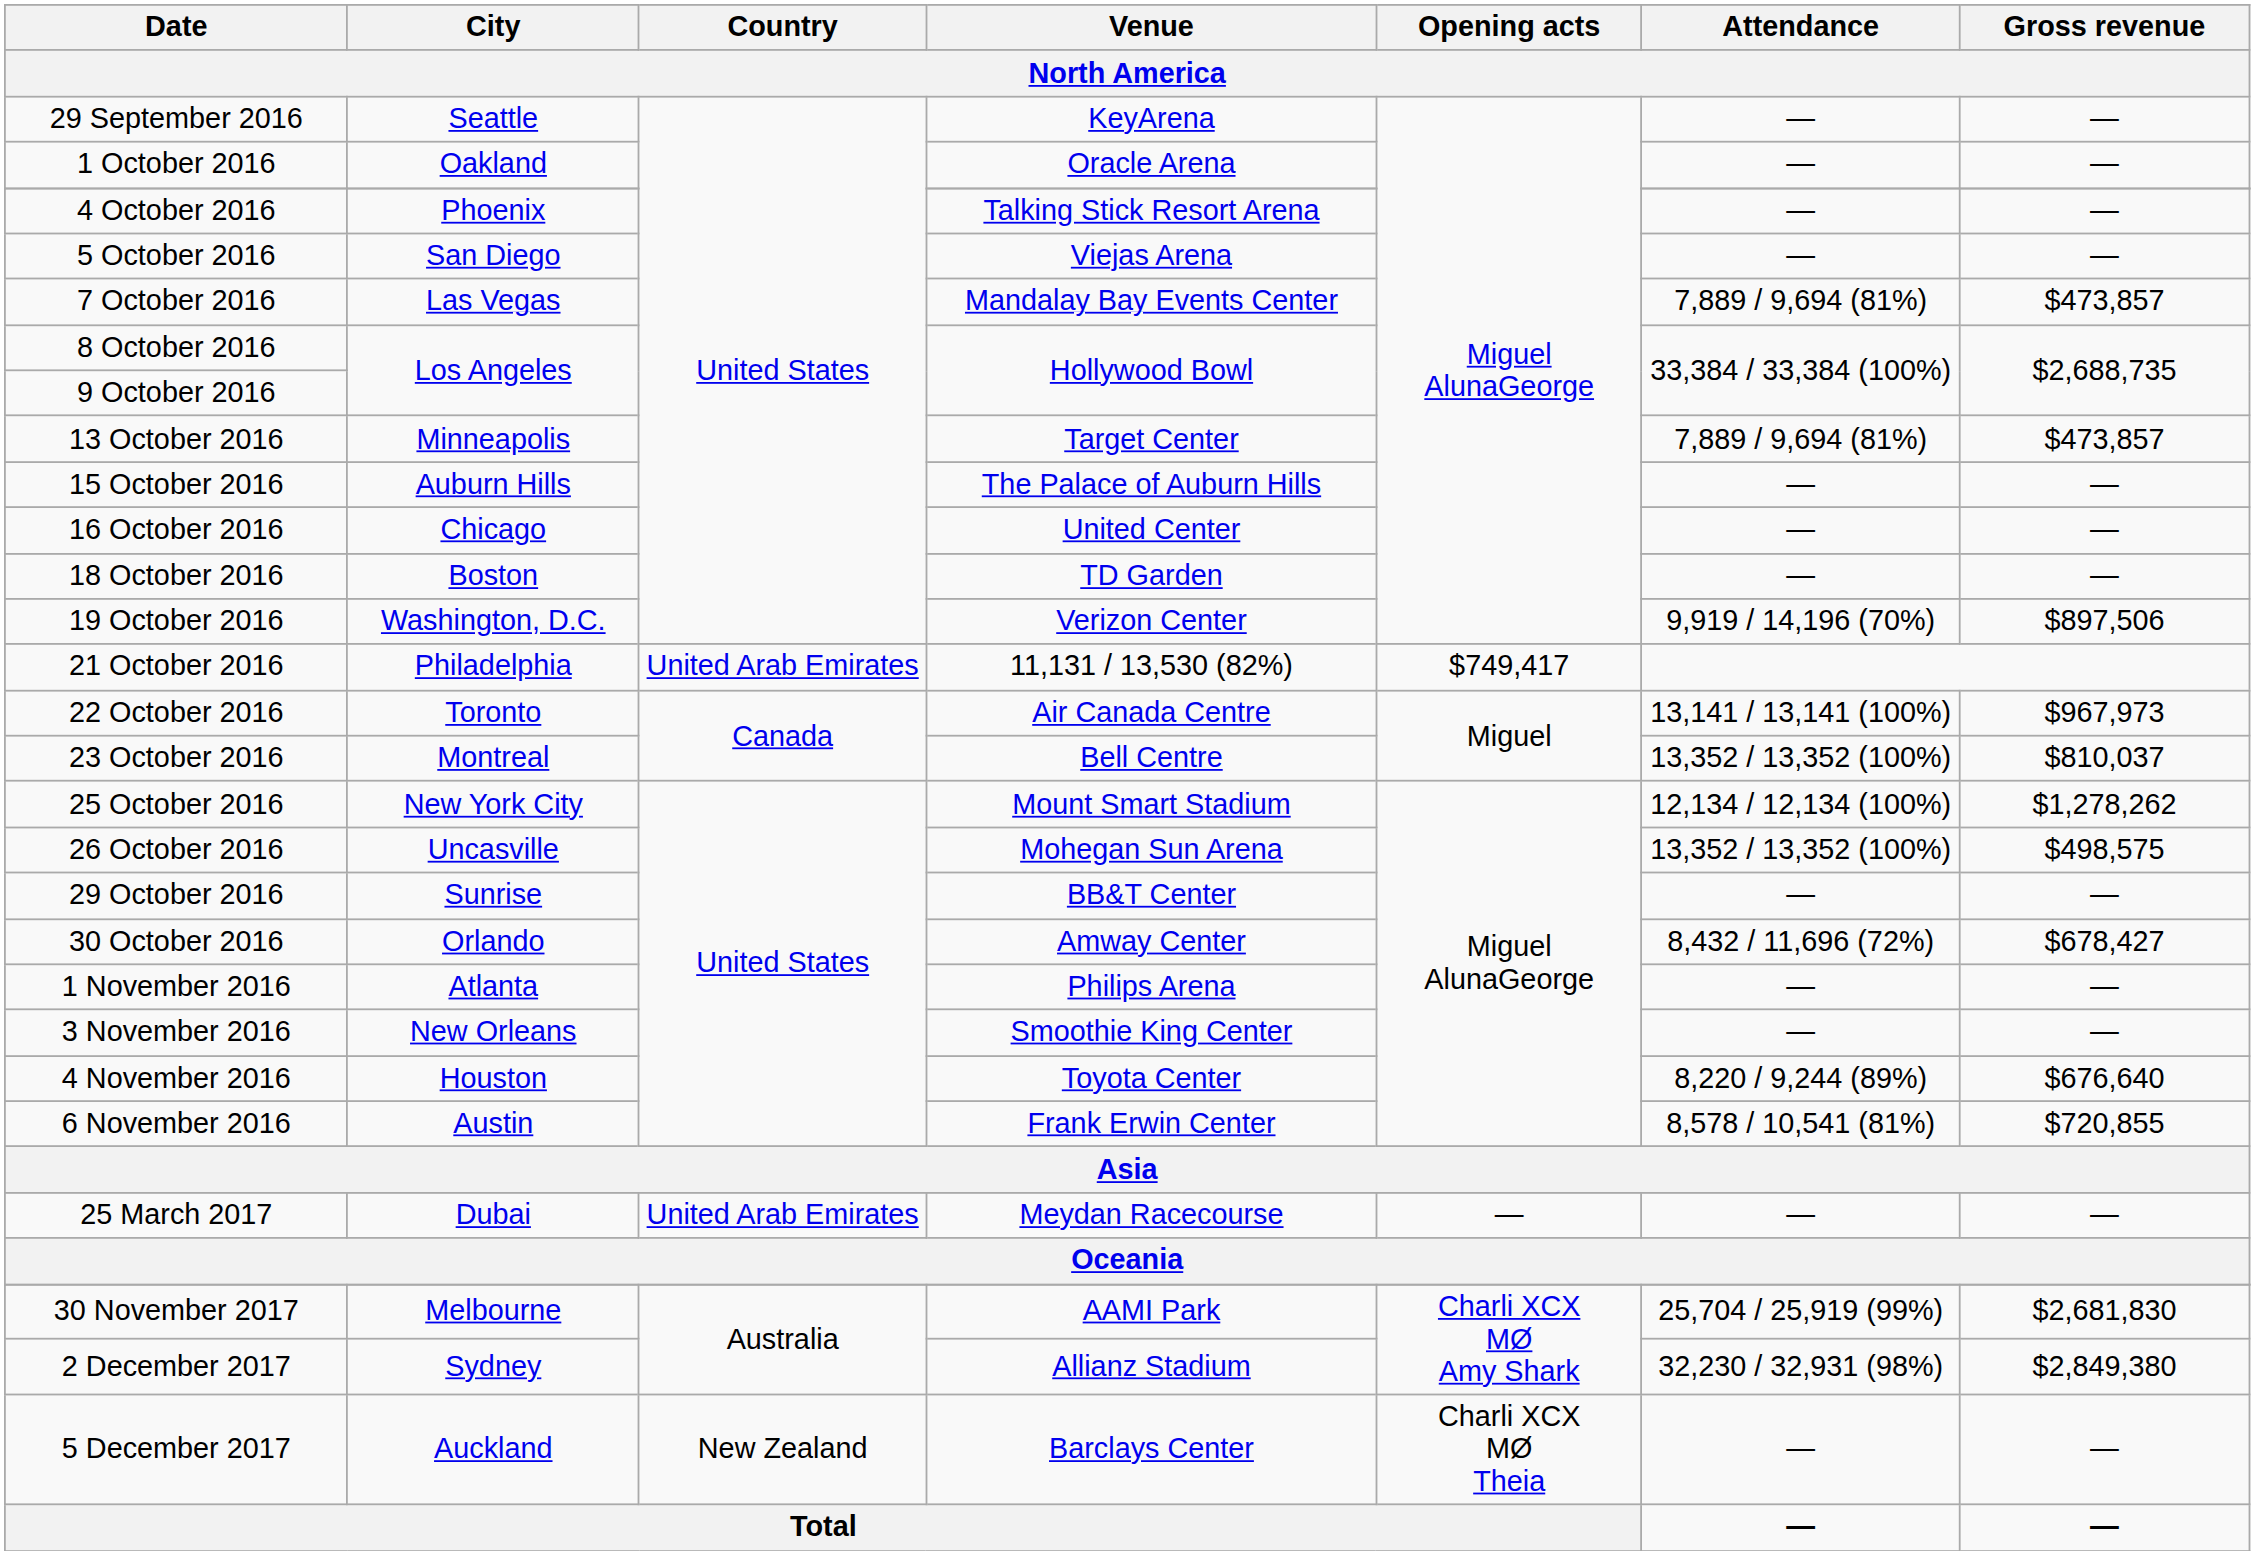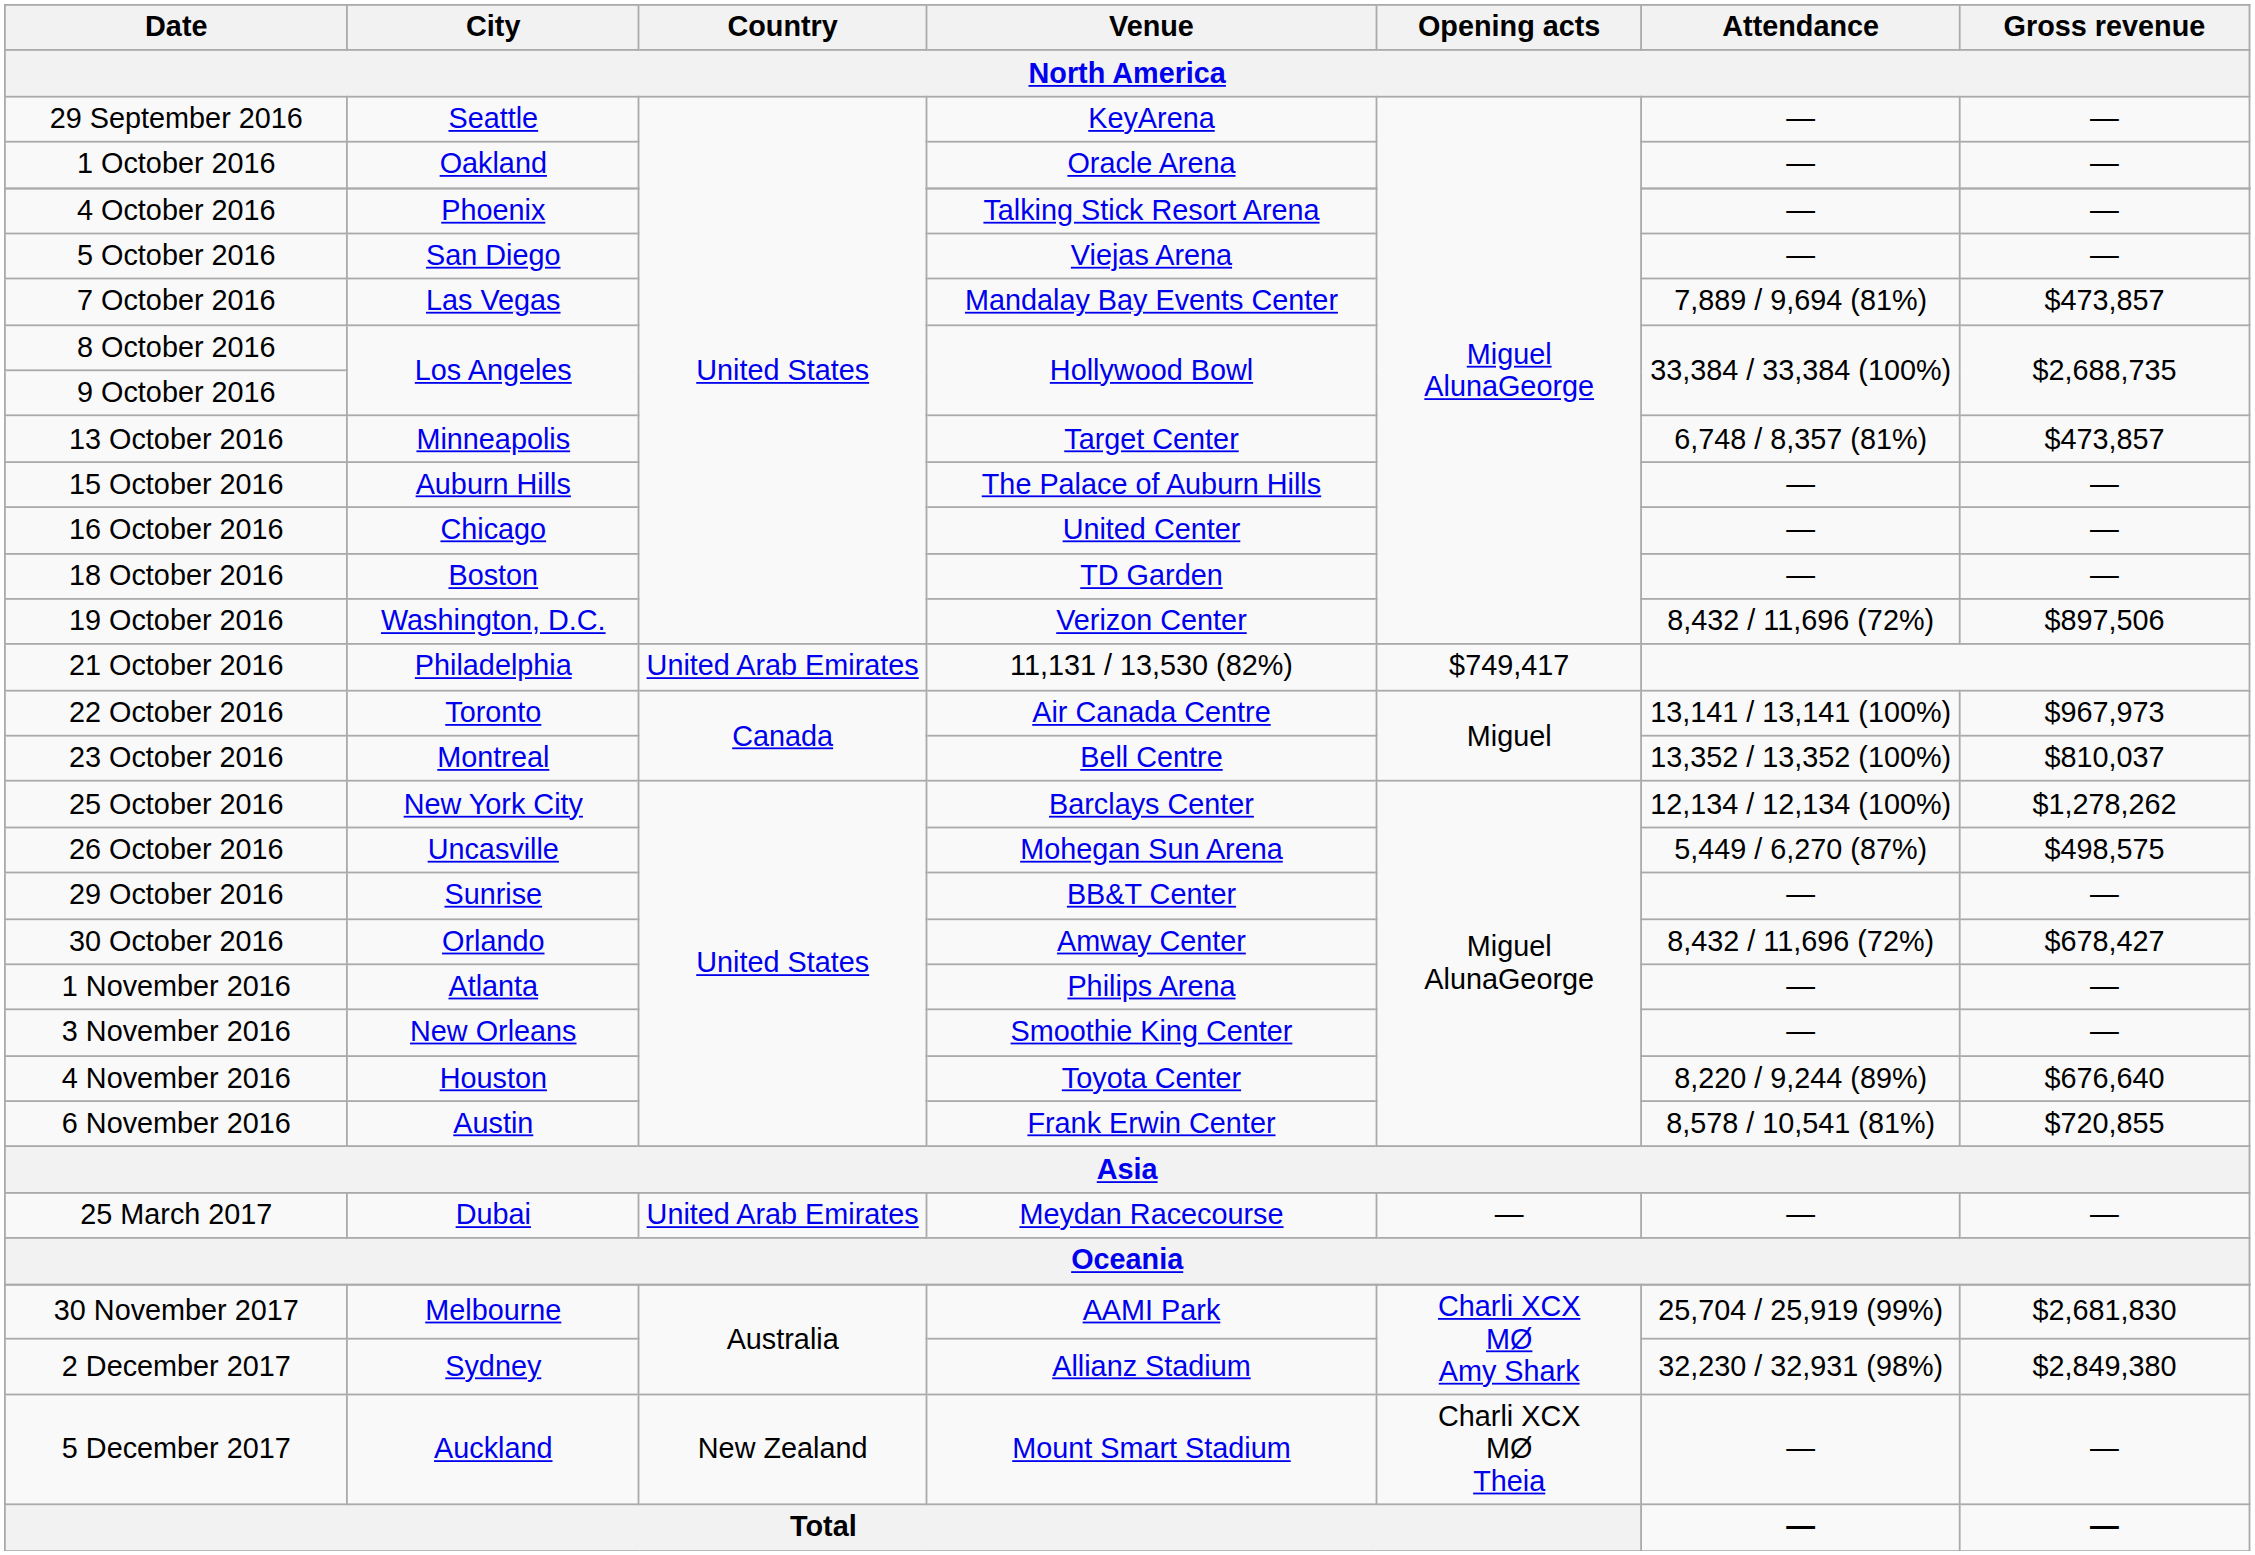(1801, 438) 7,889 / 9,694 (81%) -> (1801, 438) 6,748 / 8,357 (81%)
(1801, 621) 9,919 / 14,196 (70%) -> (1801, 621) 8,432 / 11,696 (72%)
(1151, 803) Mount Smart Stadium -> (1151, 803) Barclays Center
(1801, 849) 13,352 / 13,352 (100%) -> (1801, 849) 5,449 / 6,270 (87%)
(1151, 1449) Barclays Center -> (1151, 1449) Mount Smart Stadium
